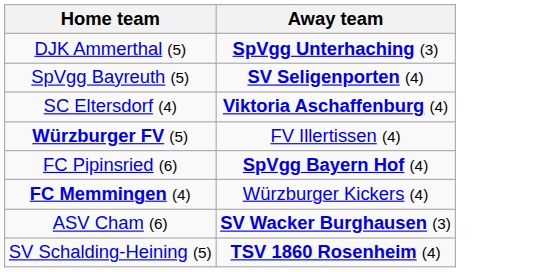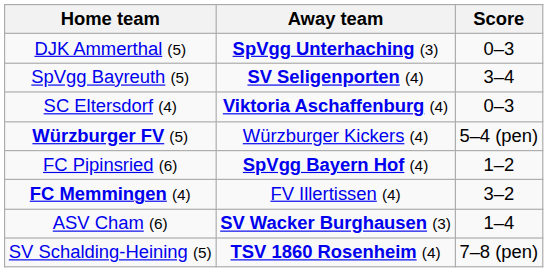+ column: (499, 19)
(336, 135) FV Illertissen (4) -> (336, 135) Würzburger Kickers (4)
(336, 194) Würzburger Kickers (4) -> (336, 194) FV Illertissen (4)
